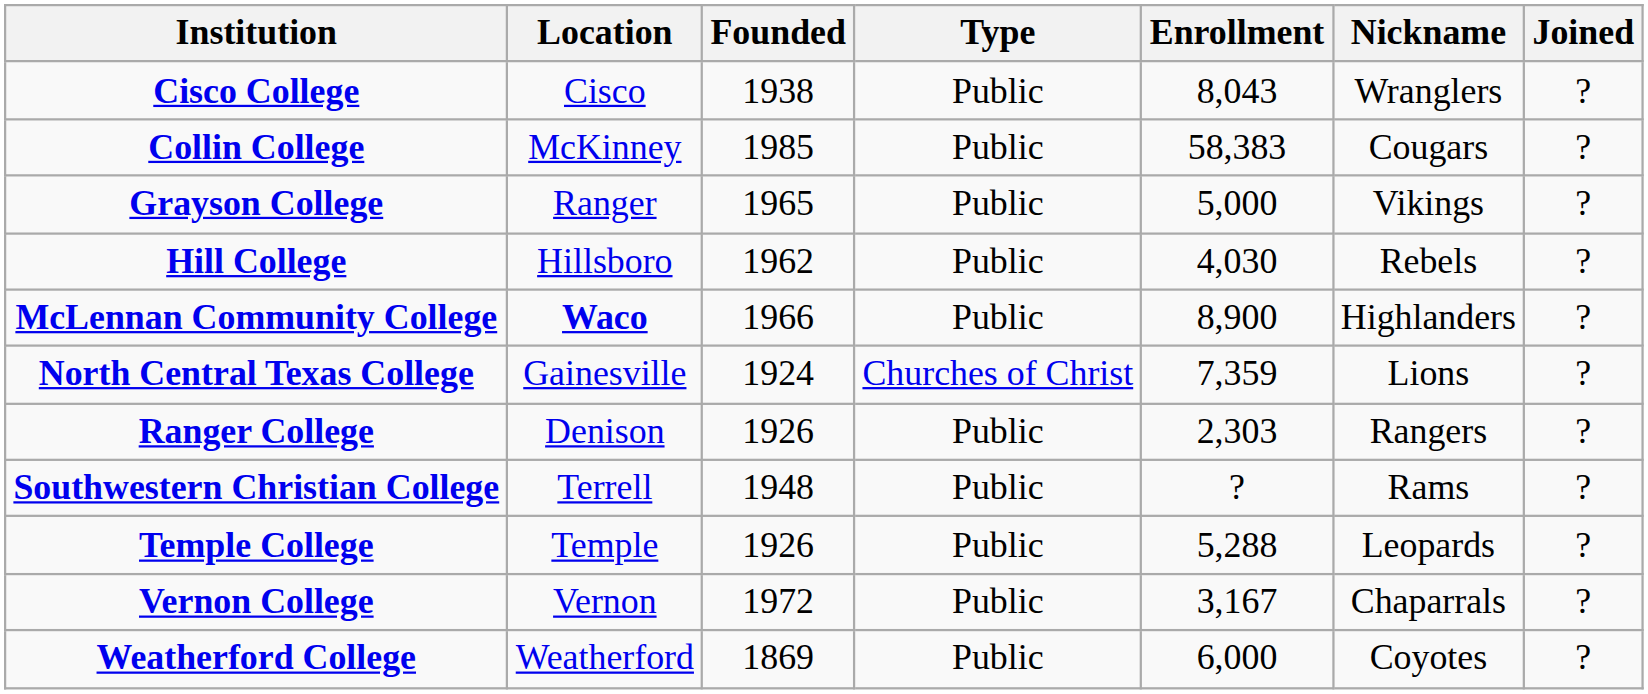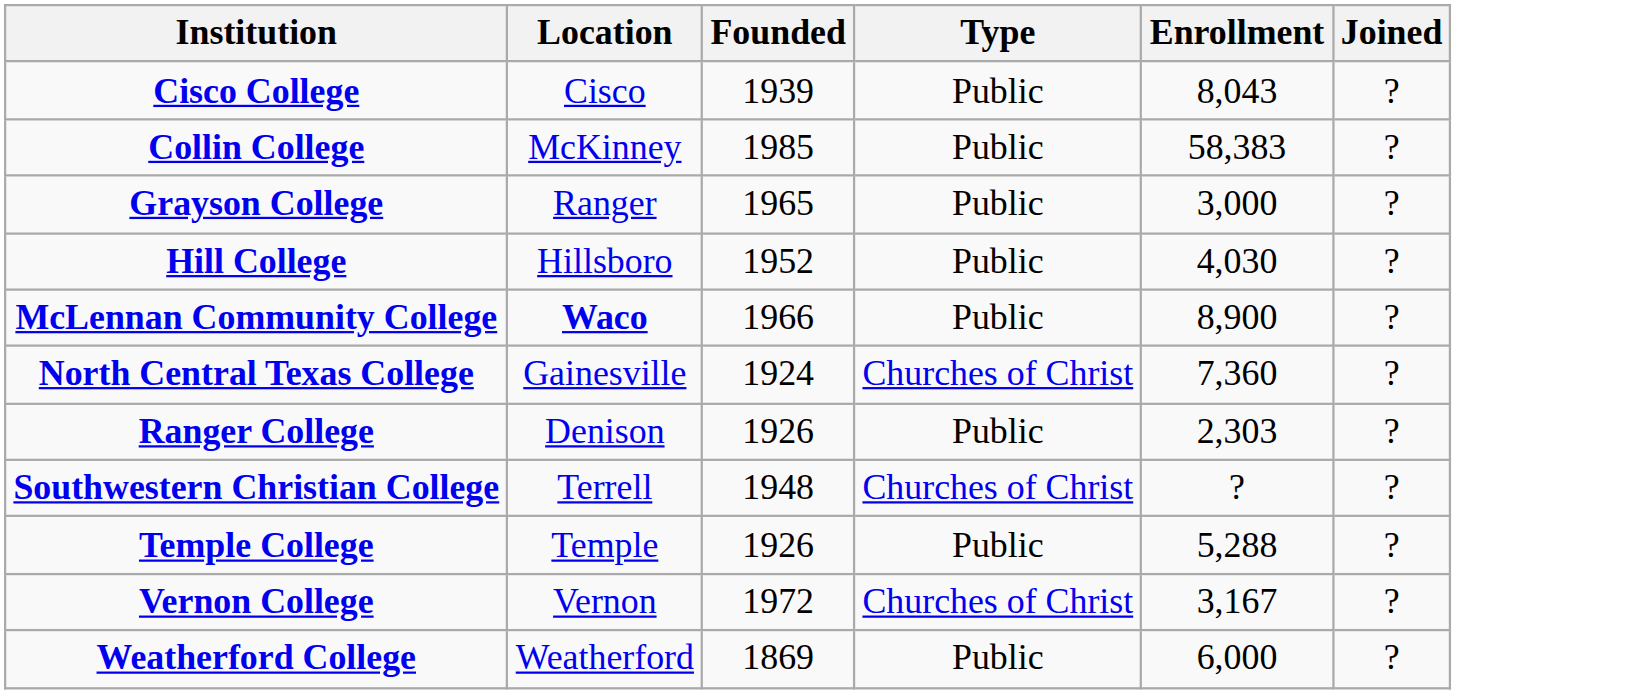- column: (1428, 32)
(778, 89) 1938 -> (778, 89) 1939
(1237, 203) 5,000 -> (1237, 203) 3,000
(778, 260) 1962 -> (778, 260) 1952
(1237, 373) 7,359 -> (1237, 373) 7,360
(998, 487) Public -> (998, 487) Churches of Christ
(998, 601) Public -> (998, 601) Churches of Christ
